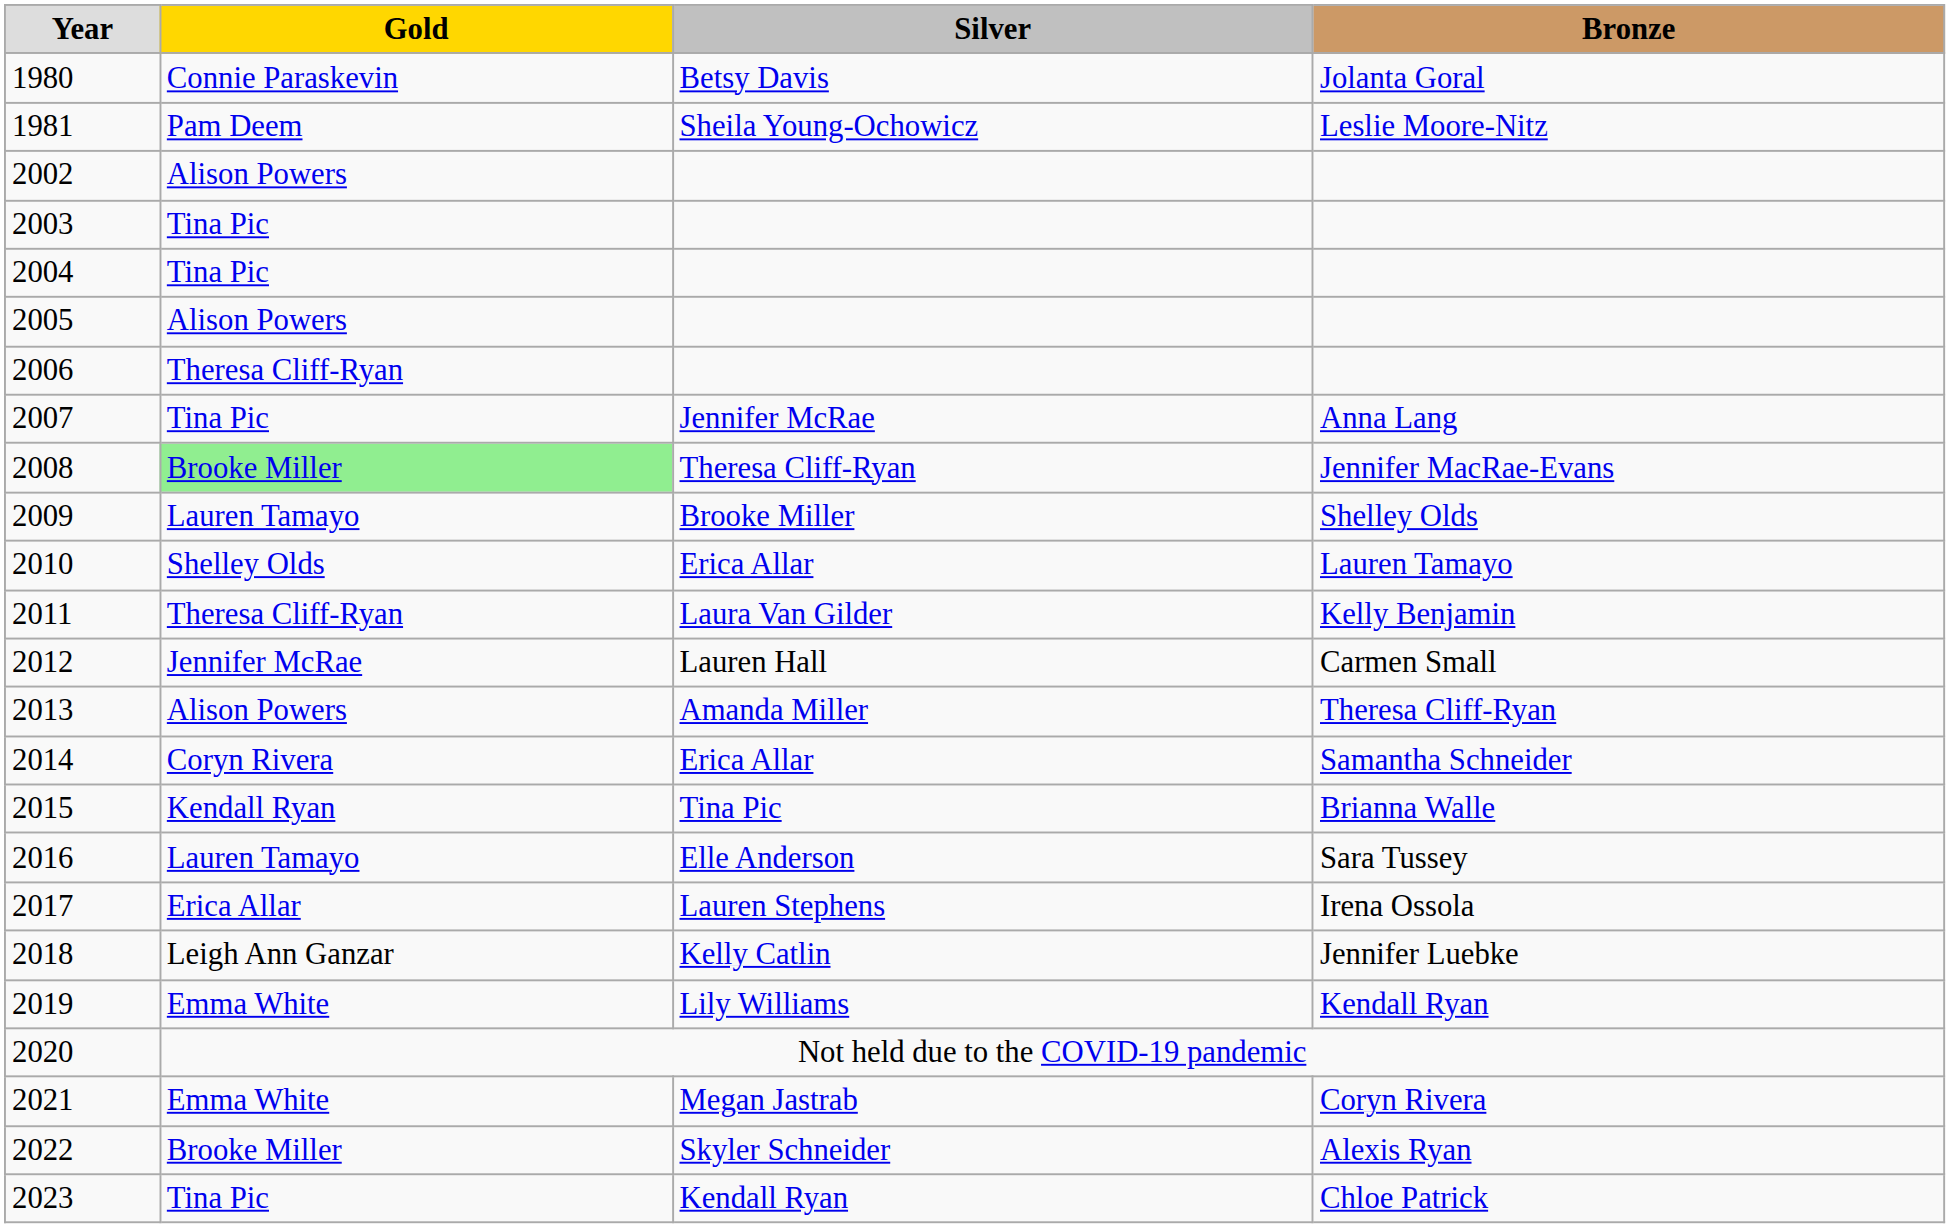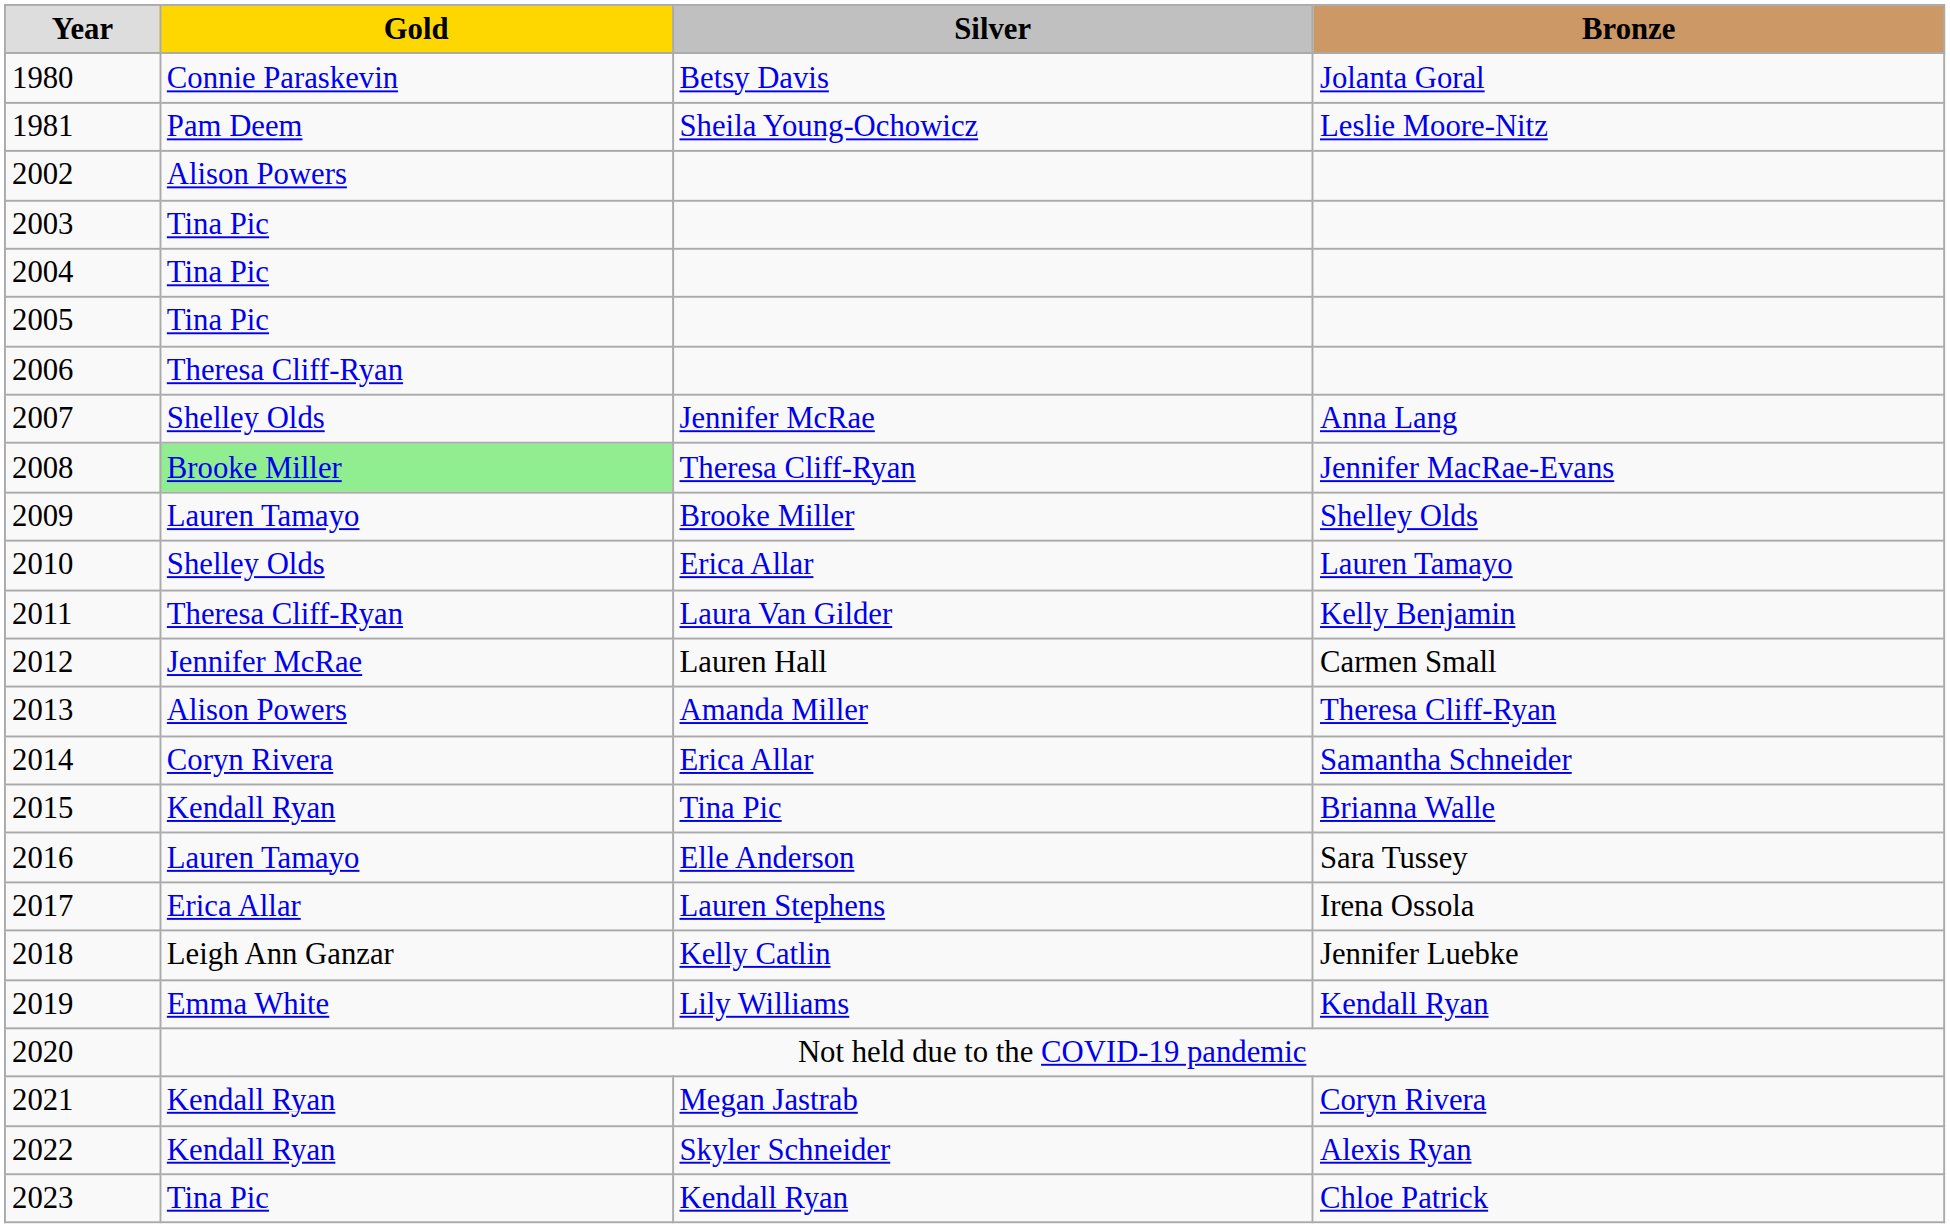(257, 321) Alison Powers -> (218, 321) Tina Pic
(218, 418) Tina Pic -> (246, 418) Shelley Olds
(248, 1100) Emma White -> (251, 1100) Kendall Ryan
(254, 1149) Brooke Miller -> (251, 1149) Kendall Ryan
